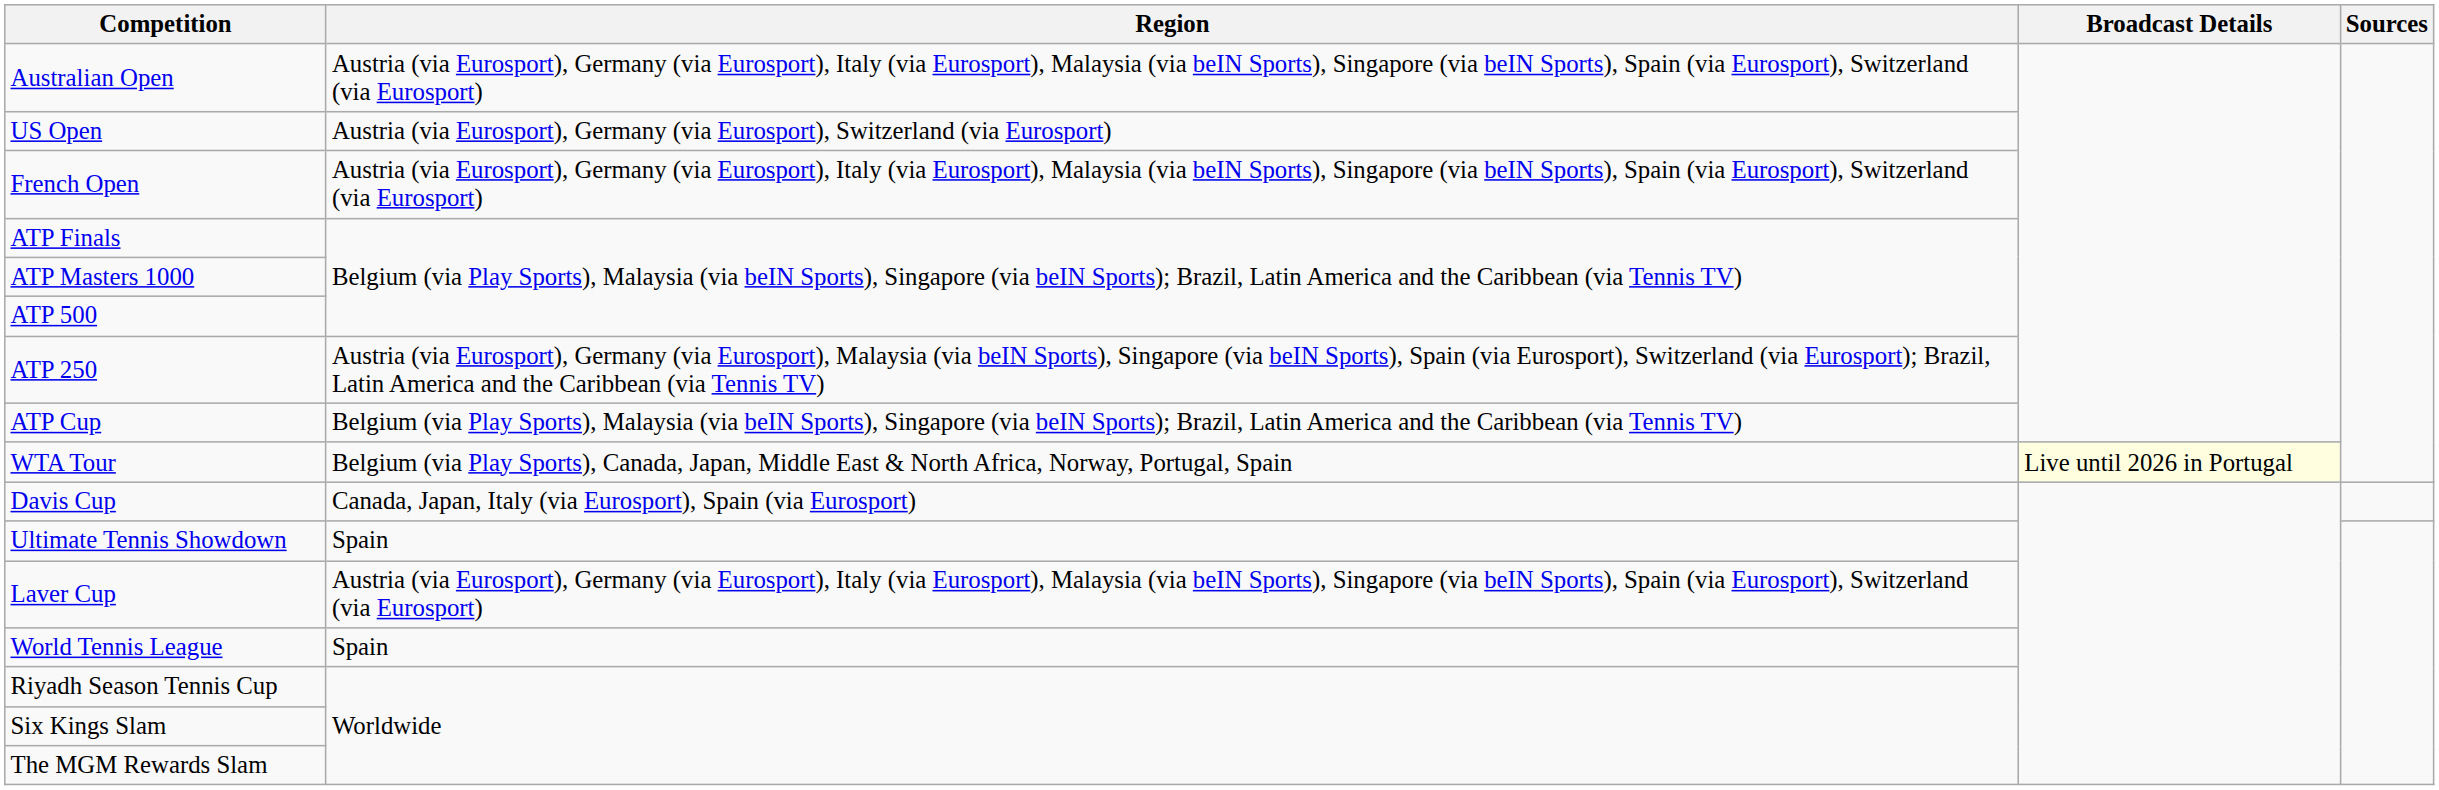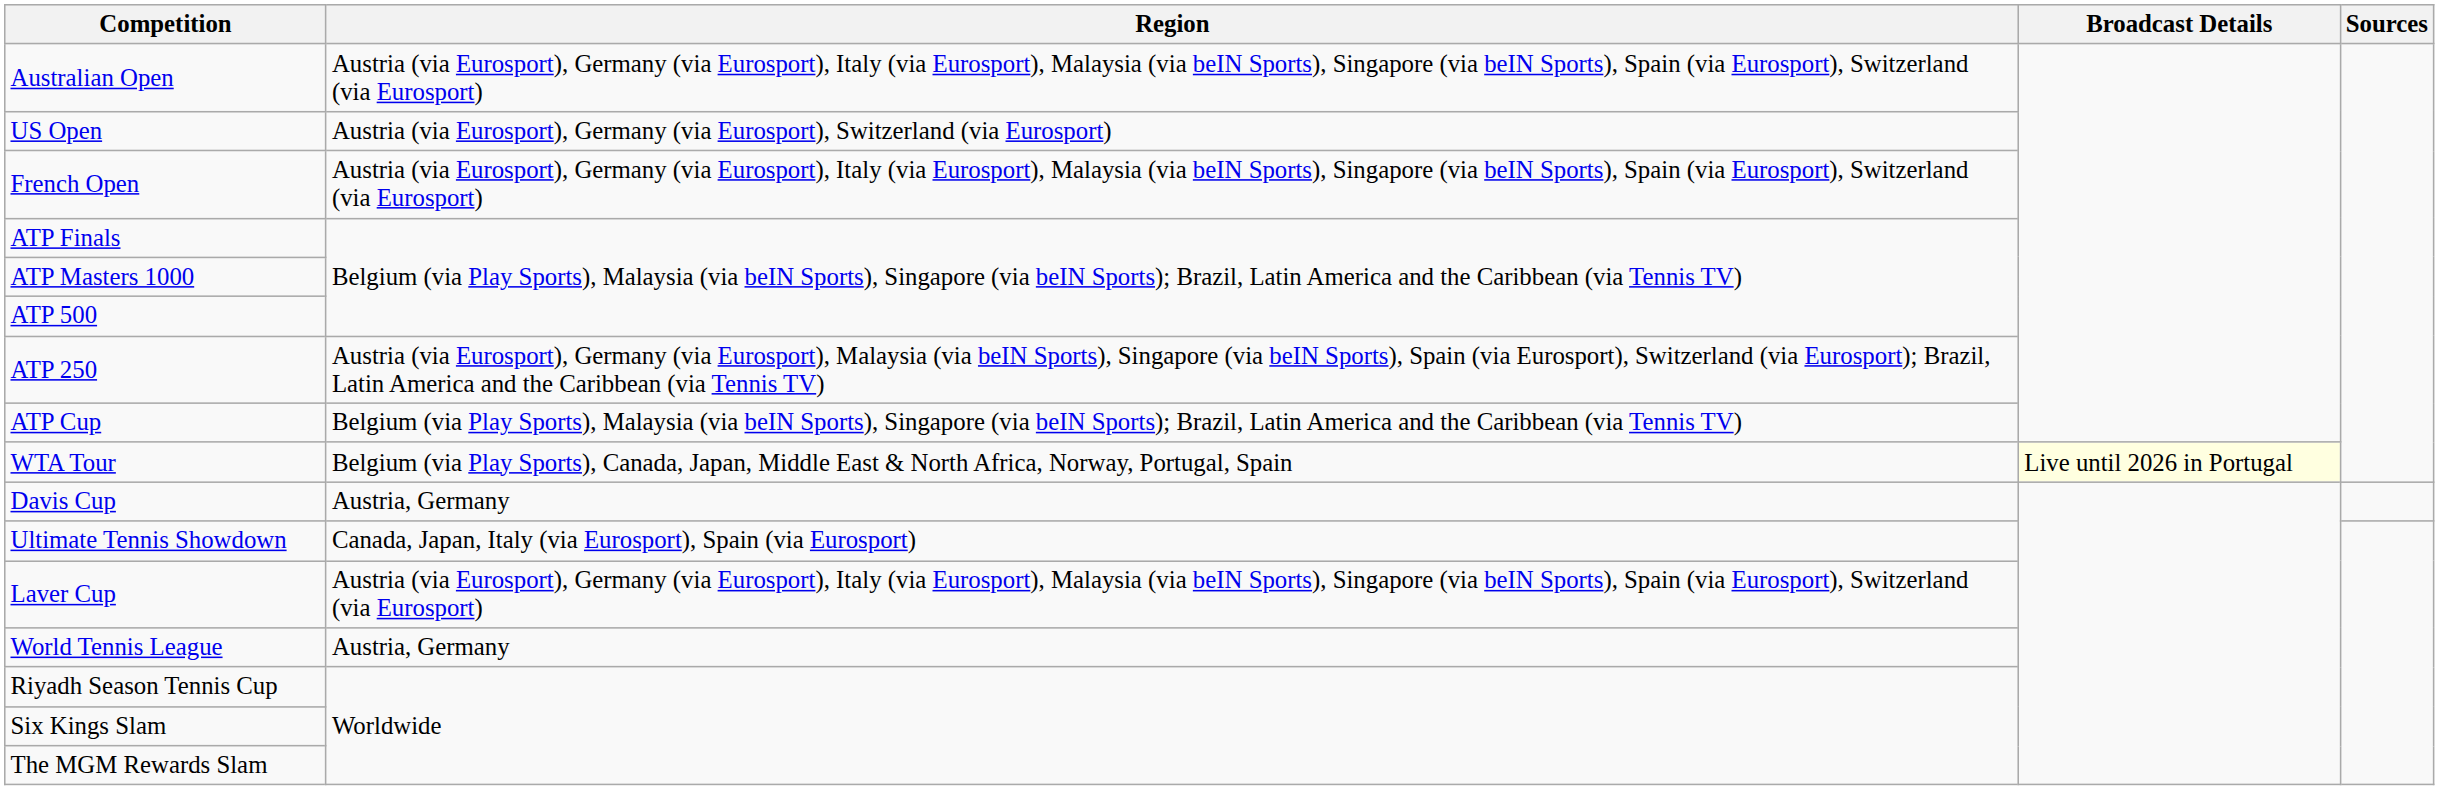(624, 501) Canada, Japan, Italy (via Eurosport), Spain (via Eurosport) -> (421, 501) Austria, Germany
(360, 540) Spain -> (624, 540) Canada, Japan, Italy (via Eurosport), Spain (via Eurosport)
(360, 647) Spain -> (421, 647) Austria, Germany
